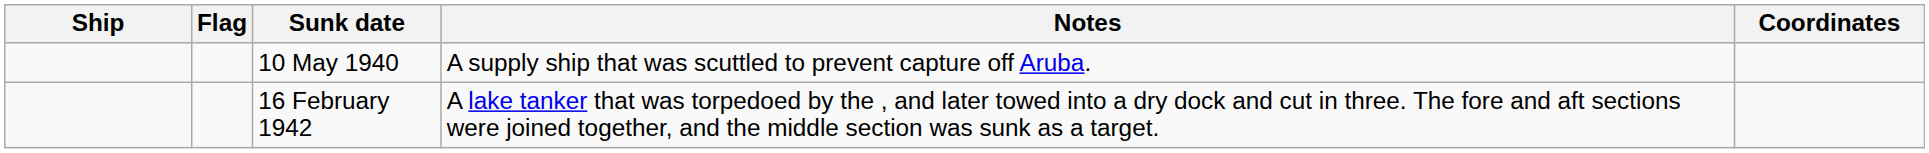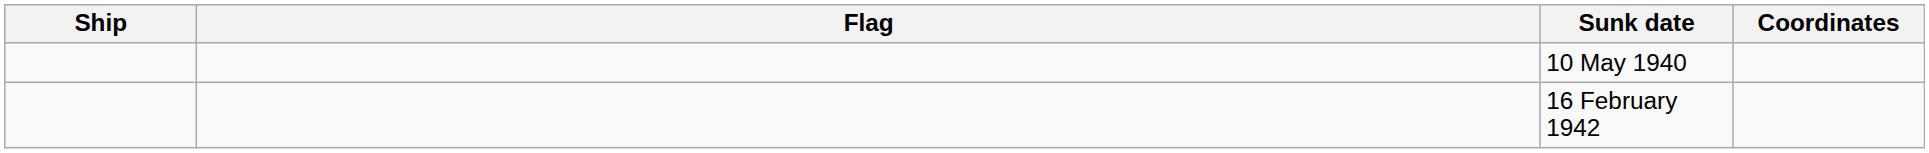- column: (1088, 23)
